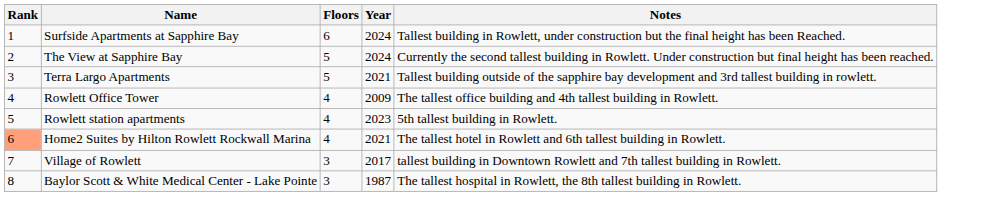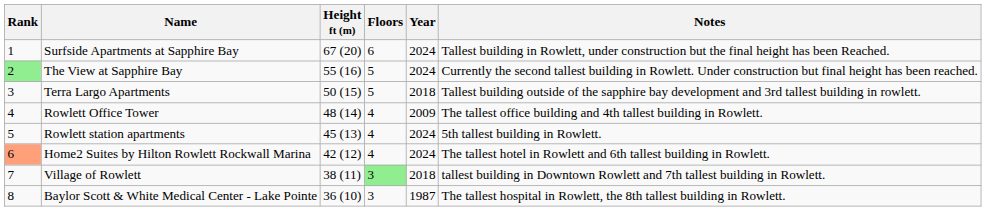+ column: (342, 22)
(11, 56) no background -> (11, 71) lightgreen background
(378, 77) 2021 -> (422, 92) 2018
(378, 118) 2023 -> (422, 133) 2024
(378, 139) 2021 -> (422, 154) 2024
(326, 160) no background -> (371, 175) lightgreen background
(378, 160) 2017 -> (422, 175) 2018
